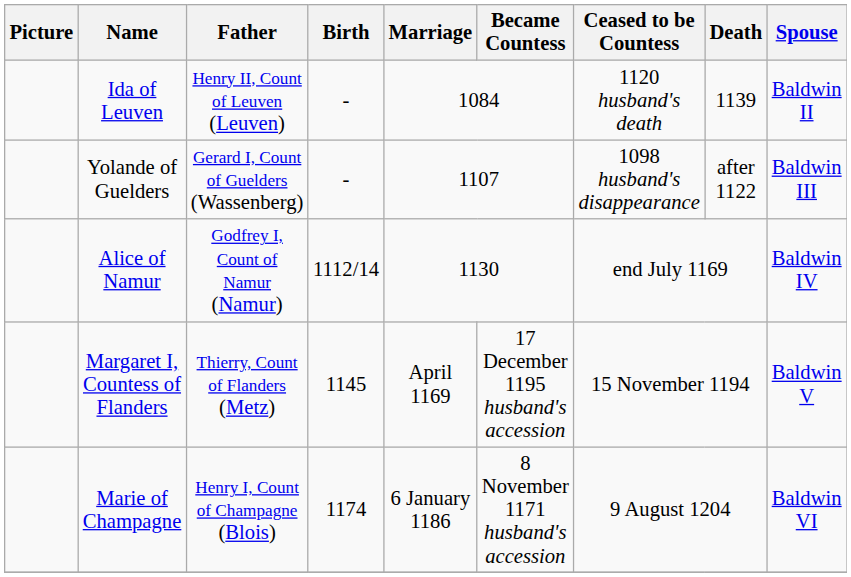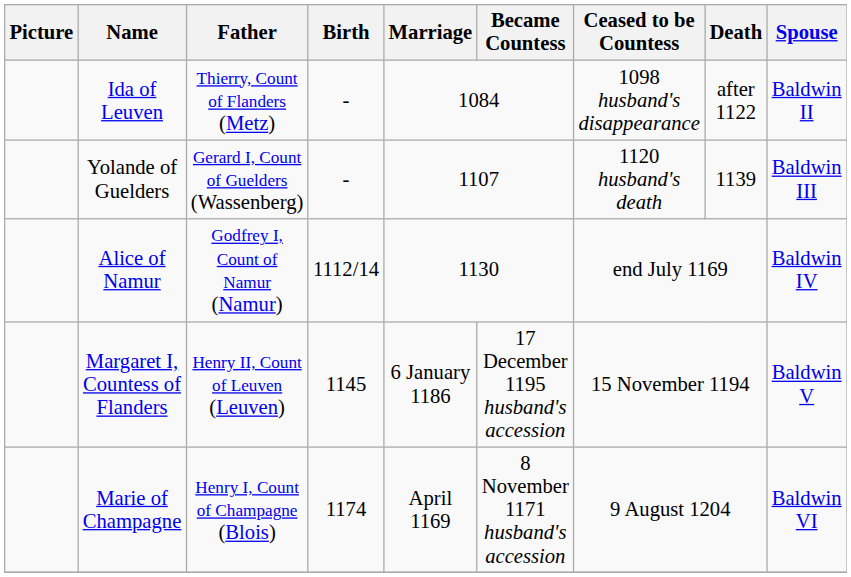(247, 101) Henry II, Count of Leuven (Leuven) -> (247, 101) Thierry, Count of Flanders (Metz)
(639, 100) 1120 husband's death -> (639, 100) 1098 husband's disappearance
(736, 100) 1139 -> (736, 100) after 1122
(639, 179) 1098 husband's disappearance -> (639, 179) 1120 husband's death
(736, 179) after 1122 -> (736, 179) 1139
(247, 385) Thierry, Count of Flanders (Metz) -> (247, 385) Henry II, Count of Leuven (Leuven)
(430, 384) April 1169 -> (430, 384) 6 January 1186
(430, 509) 6 January 1186 -> (430, 509) April 1169
